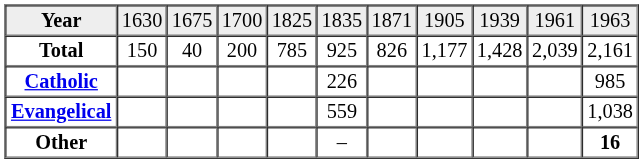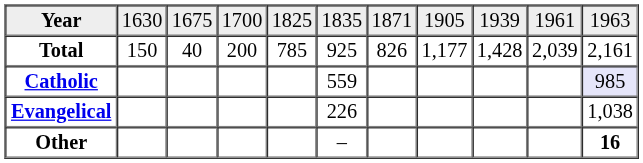(342, 81) 226 -> (342, 81) 559
(610, 81) no background -> (610, 81) lavender background
(342, 111) 559 -> (342, 111) 226
